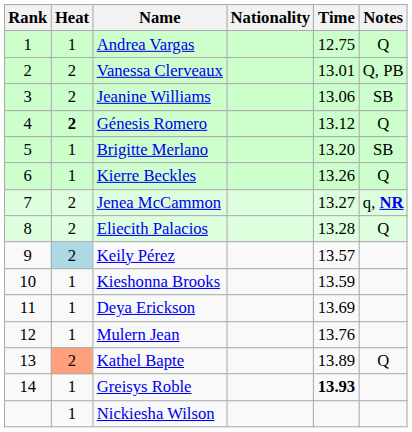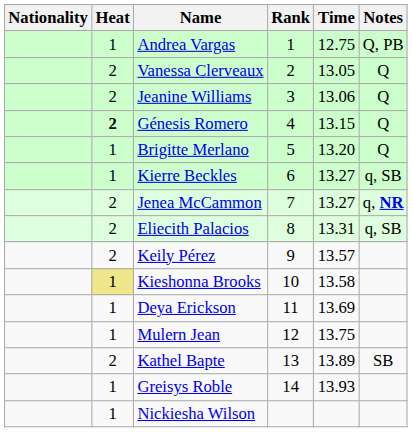columns swapped: (28, 17) <-> (270, 17)
(383, 44) Q -> (383, 44) Q, PB
(336, 70) 13.01 -> (336, 70) 13.05
(383, 70) Q, PB -> (383, 70) Q
(383, 96) SB -> (383, 96) Q
(336, 123) 13.12 -> (336, 123) 13.15
(383, 149) SB -> (383, 149) Q
(336, 176) 13.26 -> (336, 176) 13.27
(383, 176) Q -> (383, 176) q, SB
(336, 228) 13.28 -> (336, 228) 13.31
(383, 228) Q -> (383, 228) q, SB
(72, 255) lightblue background -> (113, 255) no background
(72, 281) no background -> (113, 281) khaki background
(336, 281) 13.59 -> (336, 281) 13.58
(336, 334) 13.76 -> (336, 334) 13.75
(72, 360) lightsalmon background -> (113, 360) no background
(383, 360) Q -> (383, 360) SB
(336, 387) bold -> (336, 387) normal
